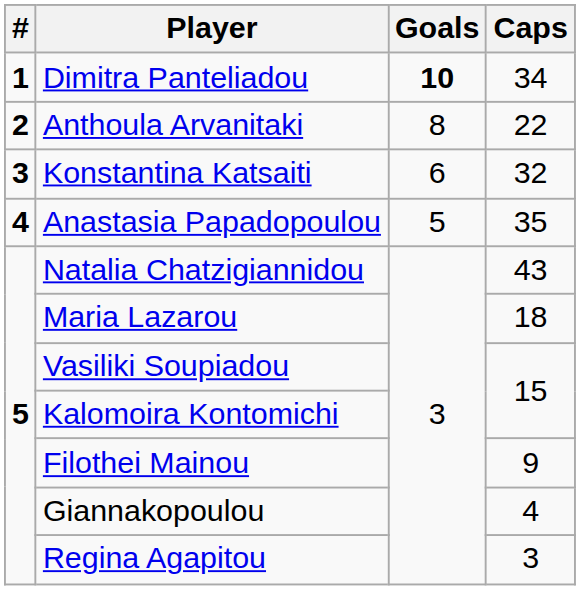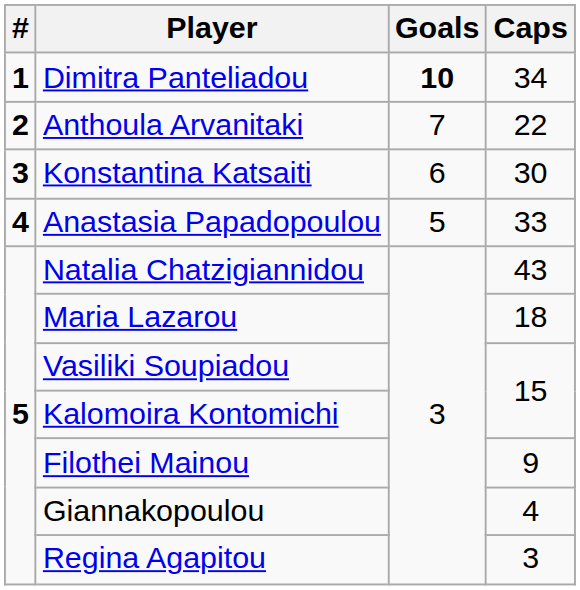(437, 125) 8 -> (437, 125) 7
(531, 173) 32 -> (531, 173) 30
(531, 221) 35 -> (531, 221) 33
